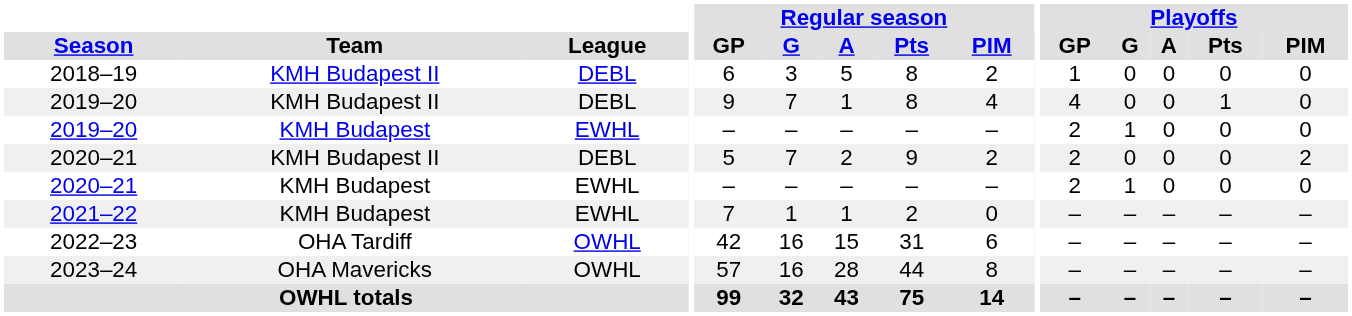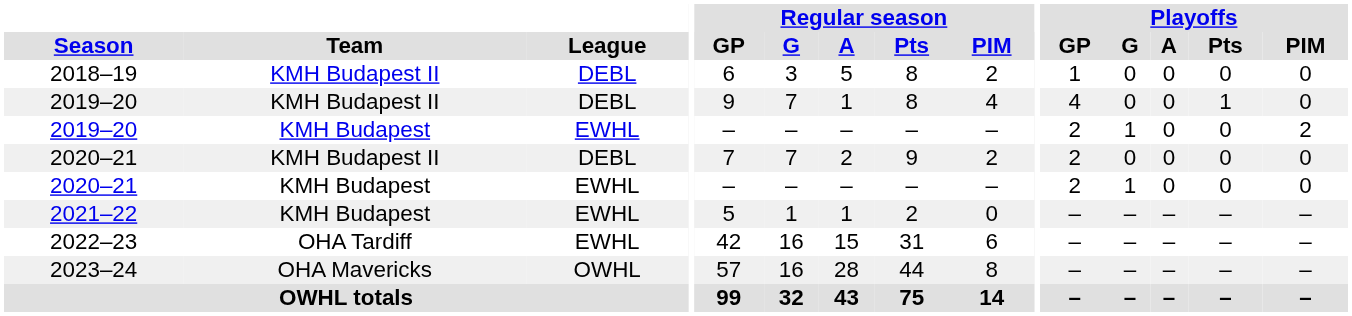(1305, 129) 0 -> (1305, 129) 2
(729, 157) 5 -> (729, 157) 7
(1305, 157) 2 -> (1305, 157) 0
(729, 213) 7 -> (729, 213) 5
(607, 241) OWHL -> (607, 241) EWHL
